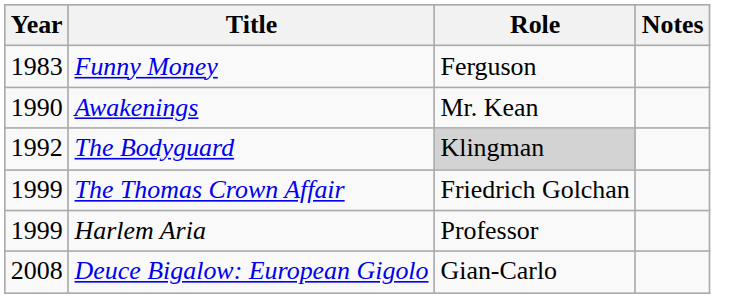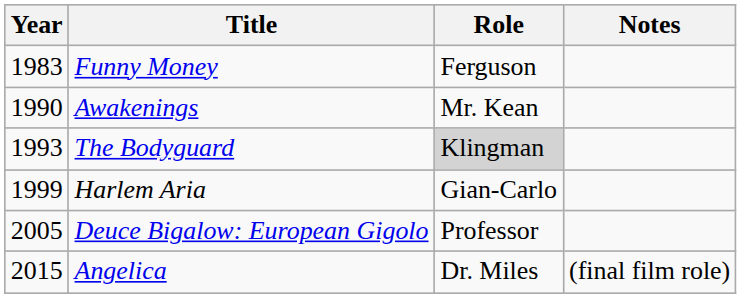(37, 148) 1992 -> (37, 148) 1993
- row: (210, 189)
(489, 230) Professor -> (499, 189) Gian-Carlo
(37, 271) 2008 -> (37, 230) 2005
(499, 271) Gian-Carlo -> (489, 230) Professor
+ row: (121, 271)
